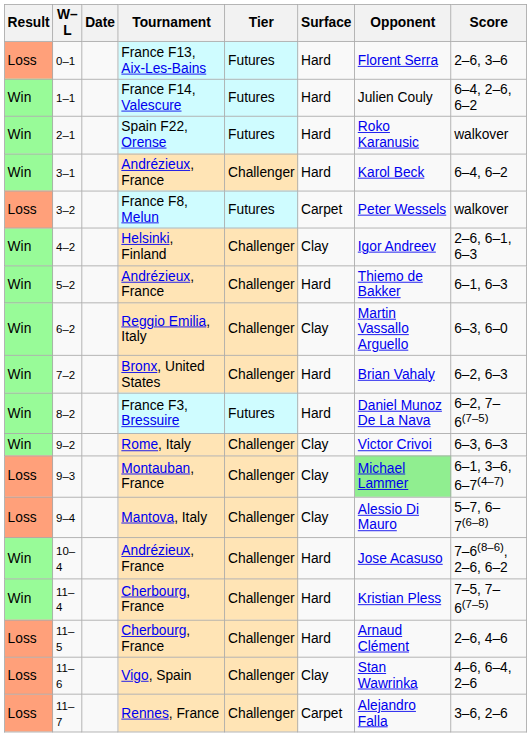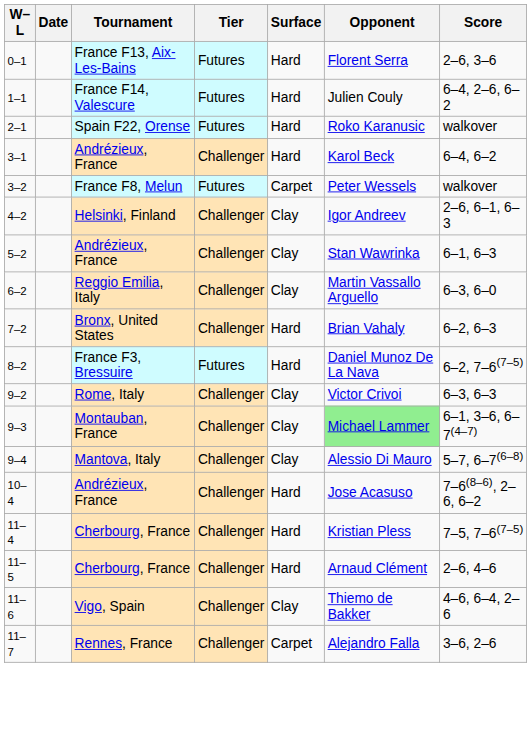- column: (29, 23)
(316, 284) Hard -> (285, 253) Clay
(390, 284) Thiemo de Bakker -> (374, 253) Stan Wawrinka
(388, 675) Stan Wawrinka -> (360, 606) Thiemo de Bakker
